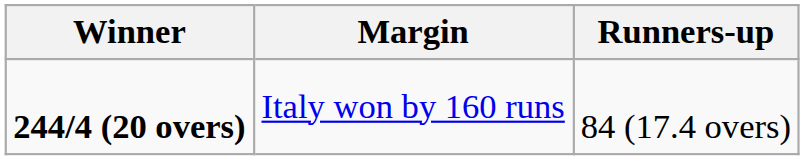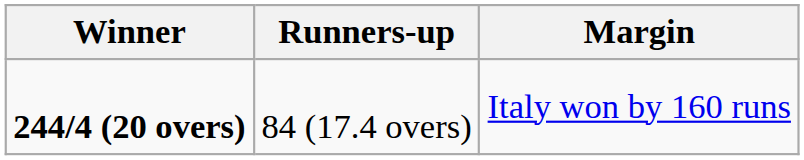columns swapped: (413, 31) <-> (686, 31)
